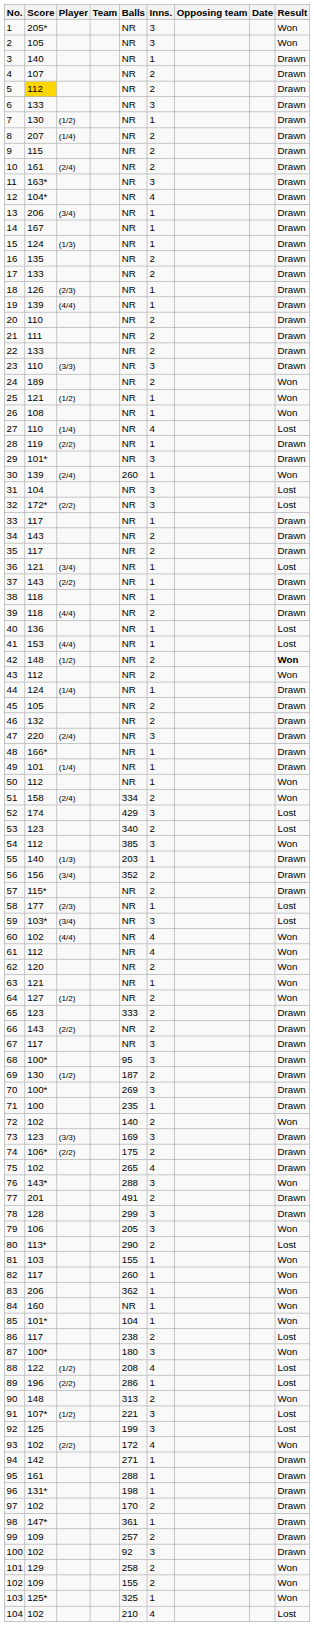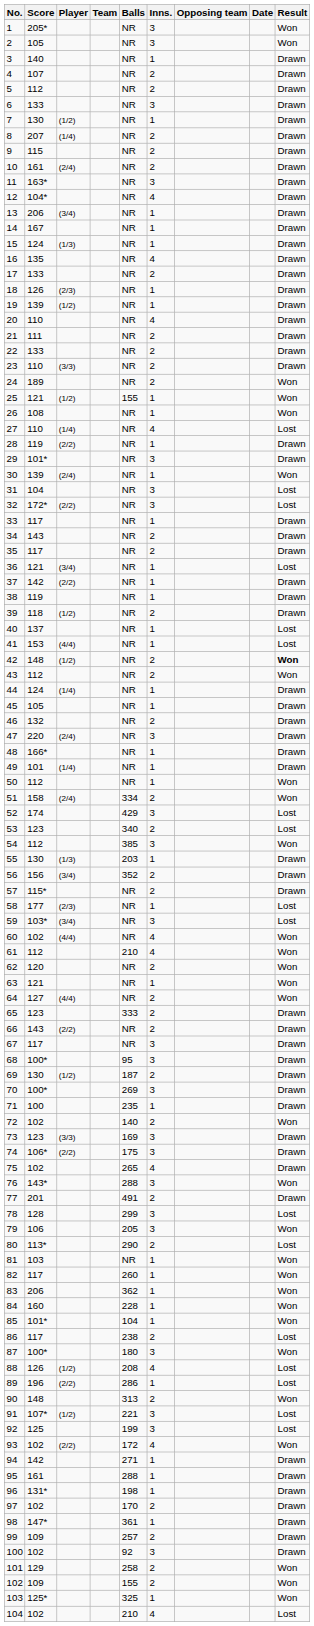(35, 89) gold background -> (35, 89) no background
(152, 259) 2 -> (152, 259) 4
(67, 306) (4/4) -> (67, 306) (1/2)
(152, 320) 2 -> (152, 320) 4
(152, 366) 3 -> (152, 366) 2
(129, 397) NR -> (130, 397) 155
(130, 474) 260 -> (129, 474) NR
(35, 582) 143 -> (35, 582) 142
(35, 597) 118 -> (35, 597) 119
(67, 614) (4/4) -> (67, 614) (1/2)
(35, 628) 136 -> (35, 628) 137
(152, 705) 2 -> (152, 705) 1
(35, 859) 140 -> (35, 859) 130
(129, 952) NR -> (130, 952) 210
(67, 999) (1/2) -> (67, 999) (4/4)
(152, 1152) 2 -> (152, 1152) 3
(292, 1213) Drawn -> (287, 1213) Lost
(130, 1260) 155 -> (129, 1260) NR
(129, 1306) NR -> (130, 1306) 228
(35, 1367) 122 -> (35, 1367) 126
